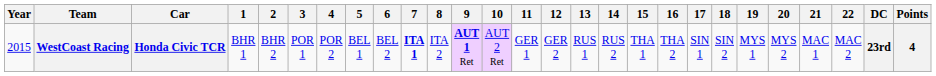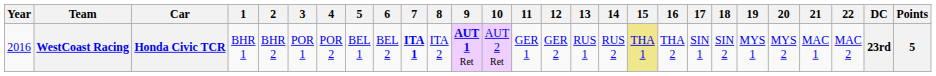(19, 47) 2015 -> (19, 47) 2016
(643, 47) no background -> (643, 47) khaki background
(912, 47) 4 -> (912, 47) 5
